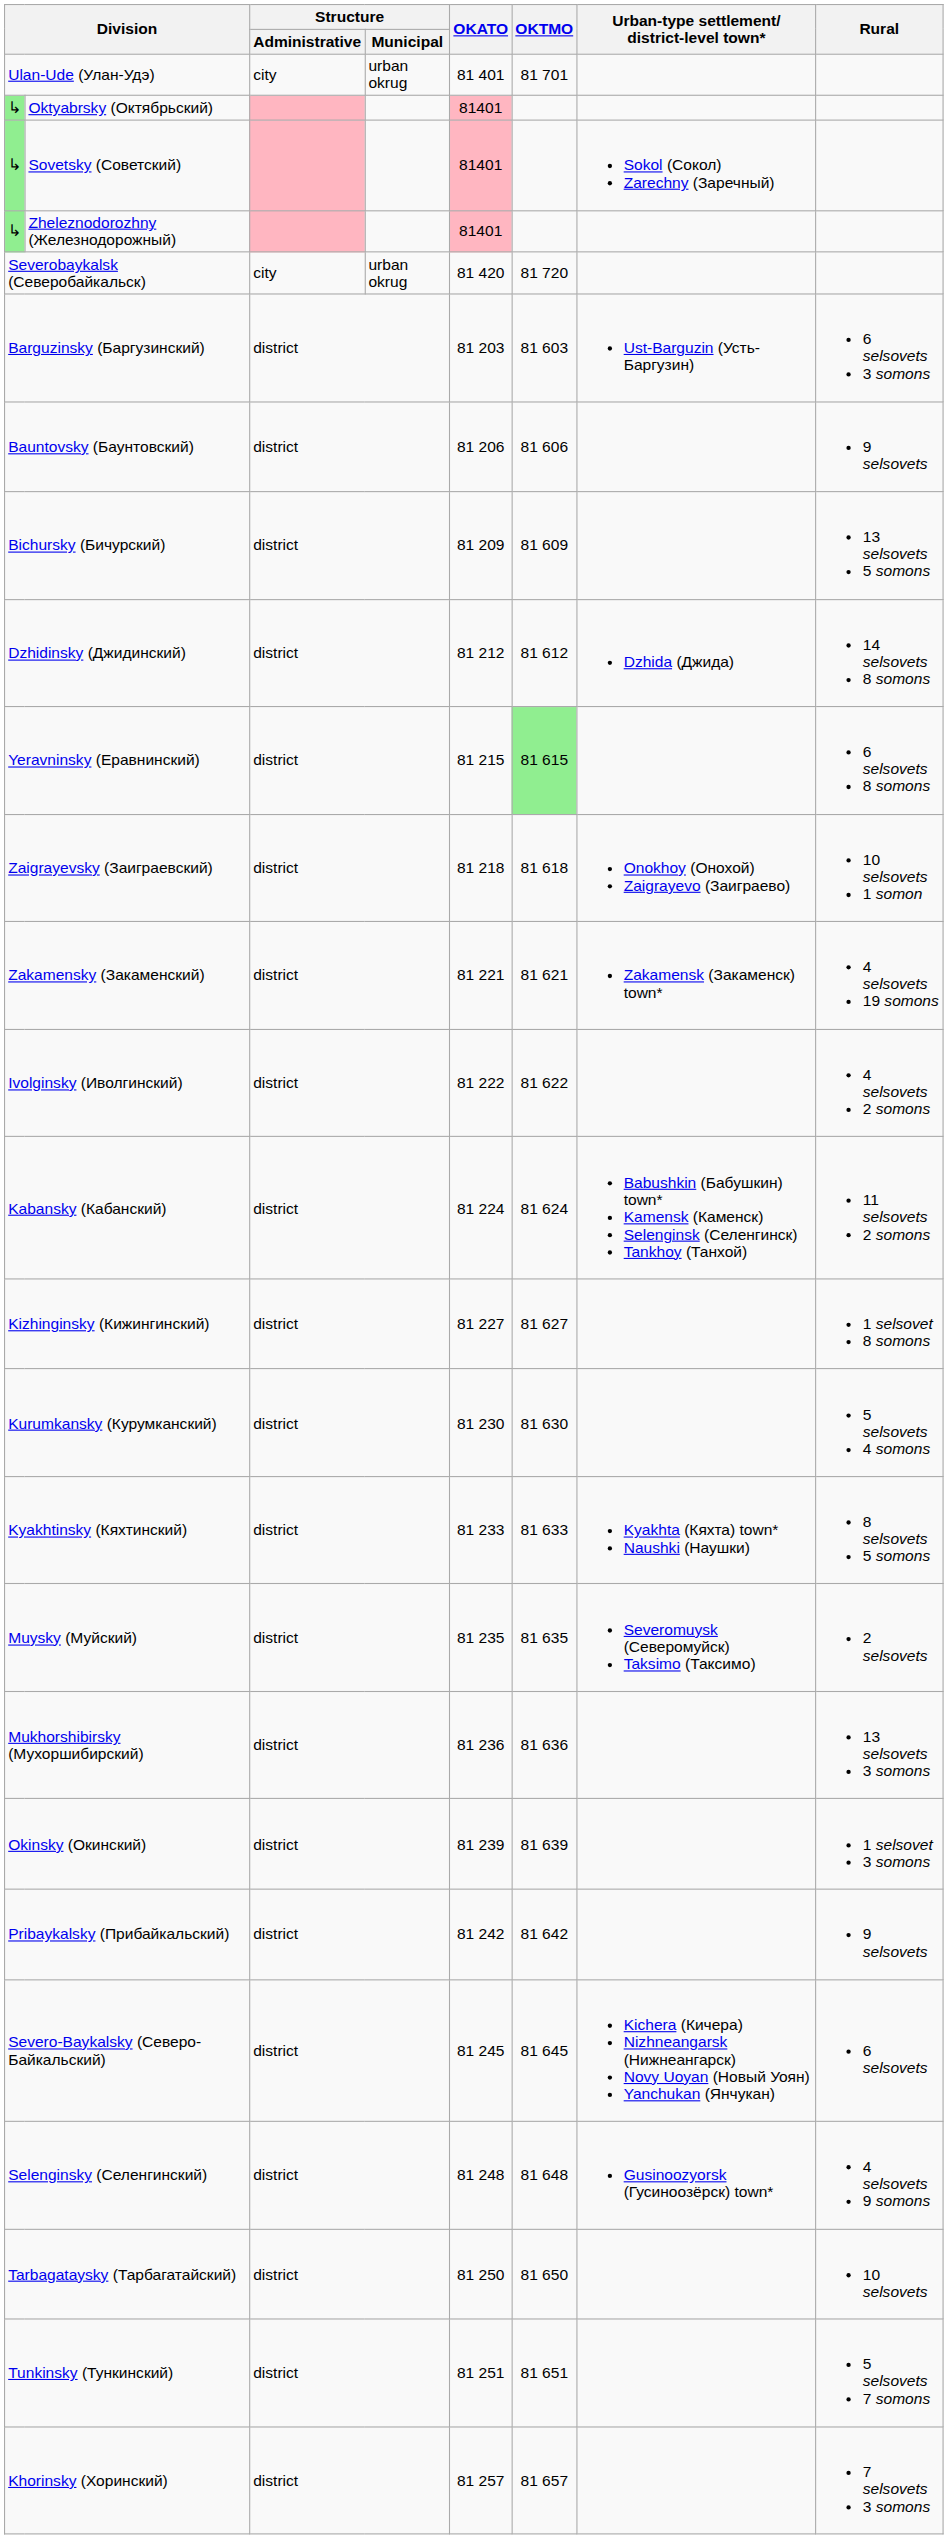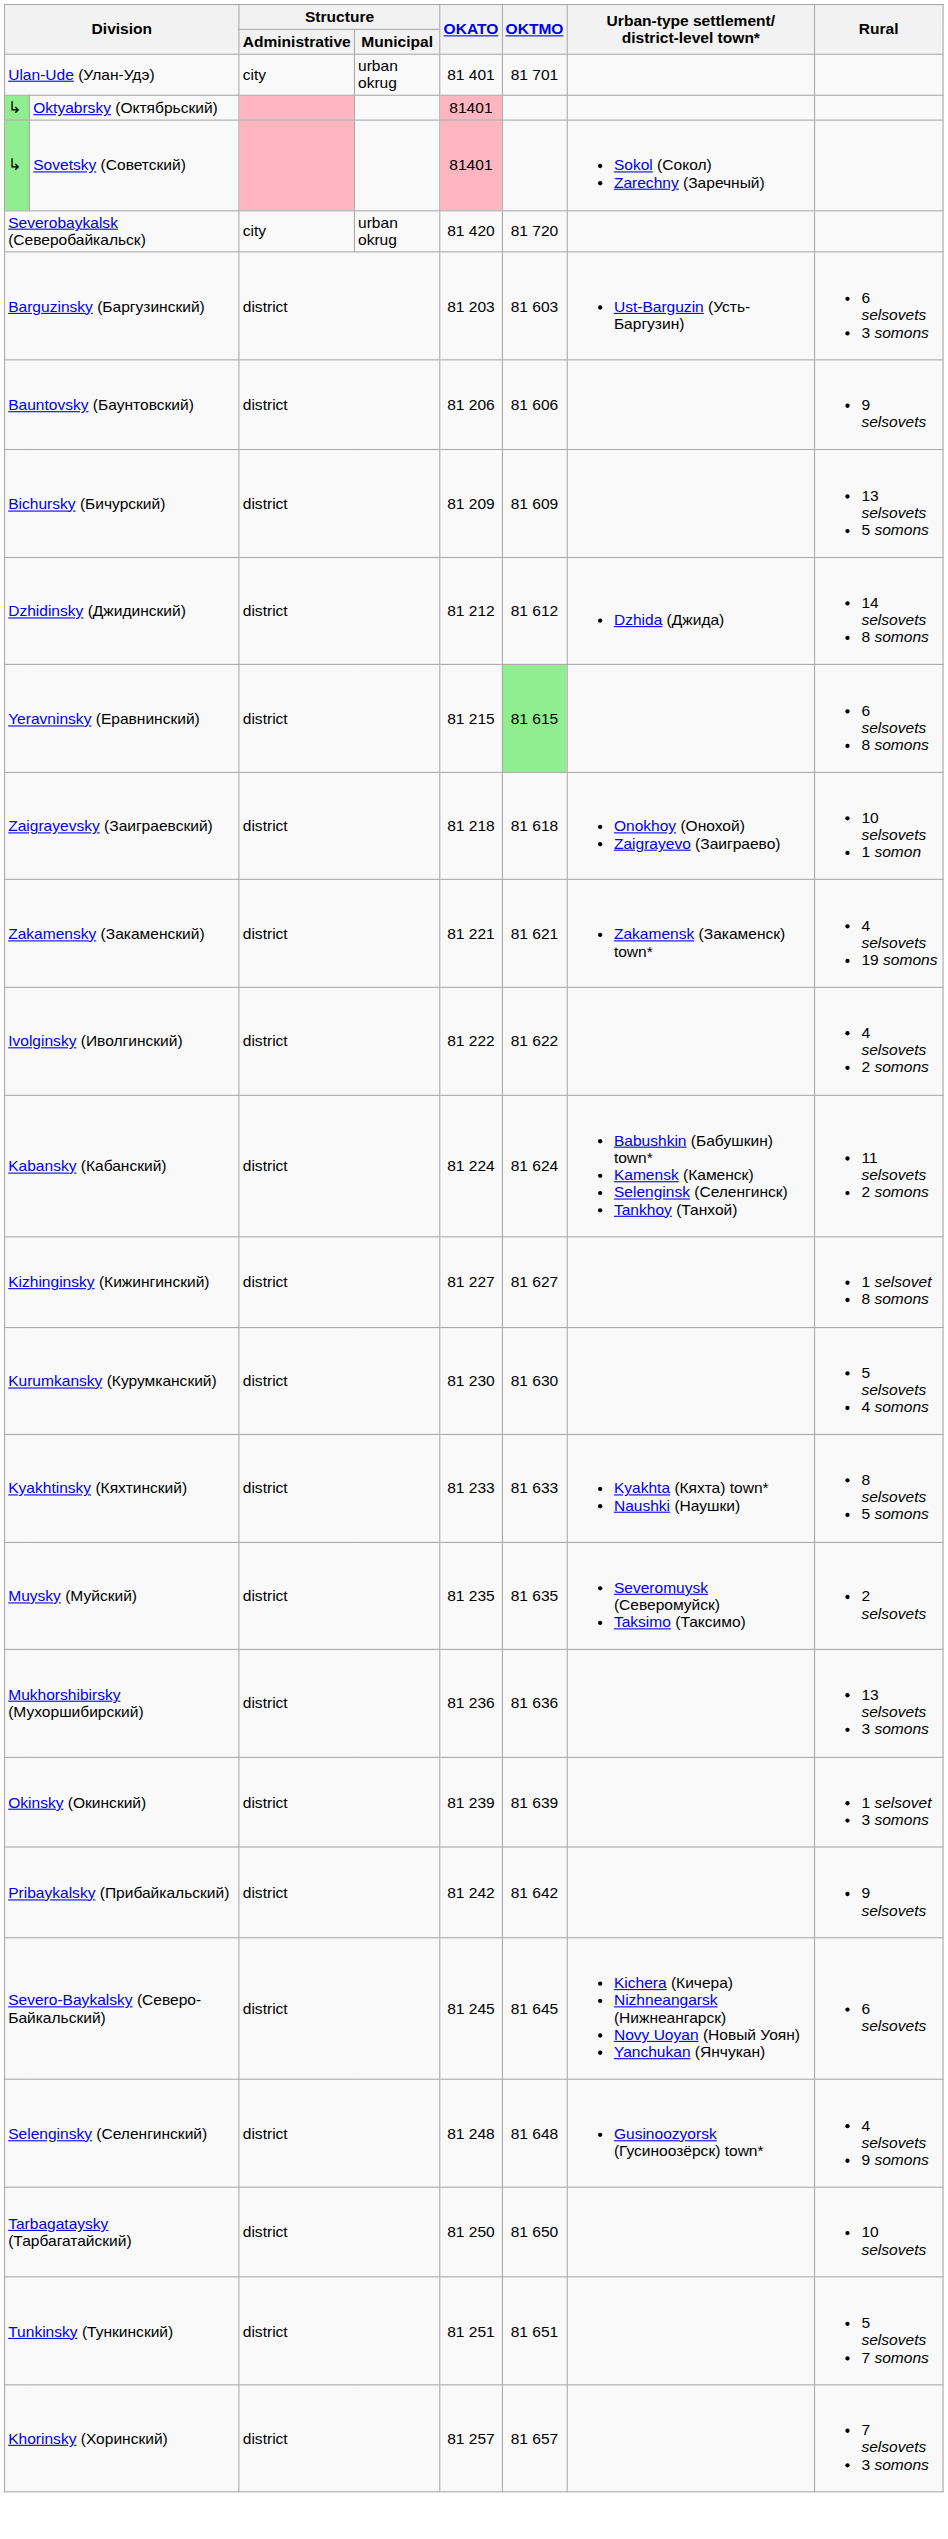- row: (102, 232)
